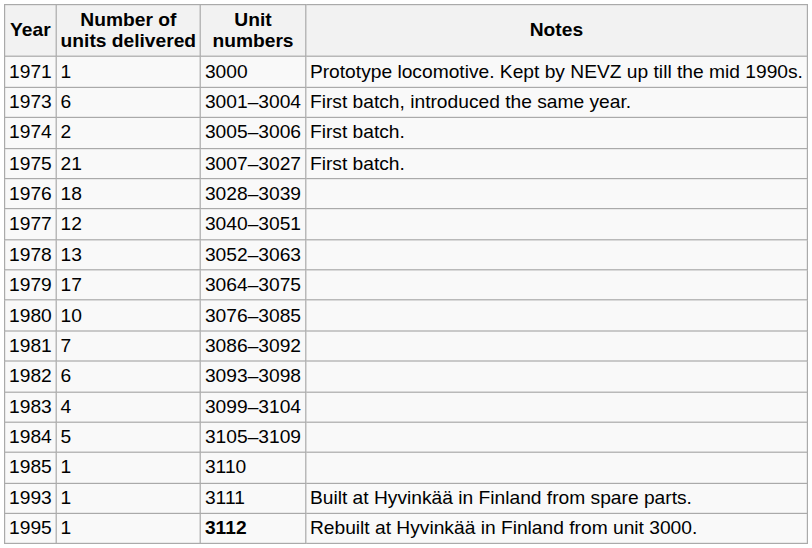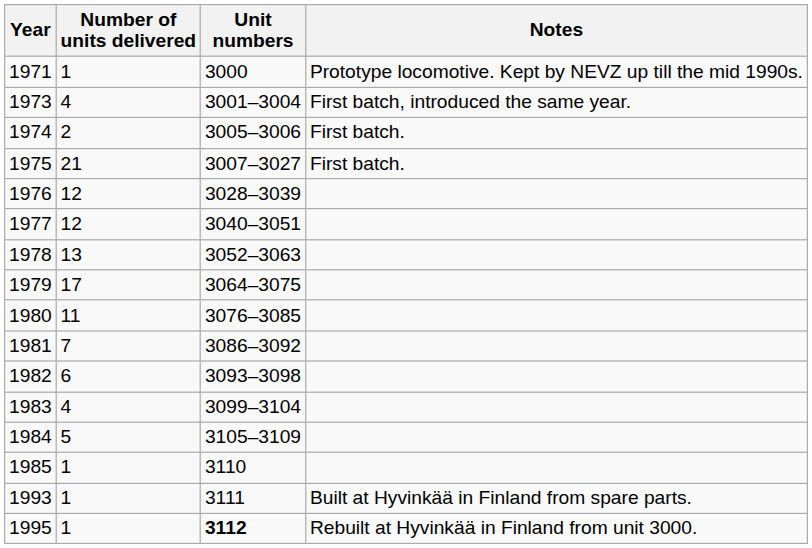(66, 102) 6 -> (66, 102) 4
(71, 193) 18 -> (71, 193) 12
(71, 315) 10 -> (71, 315) 11
